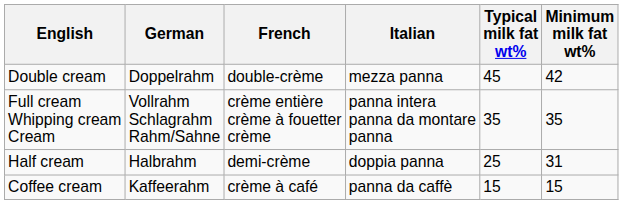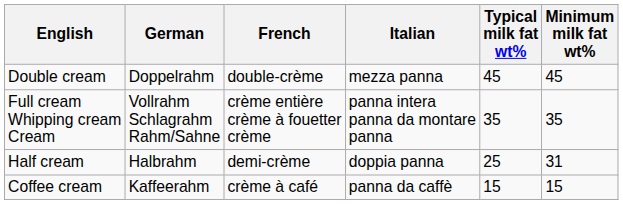(554, 77) 42 -> (554, 77) 45
